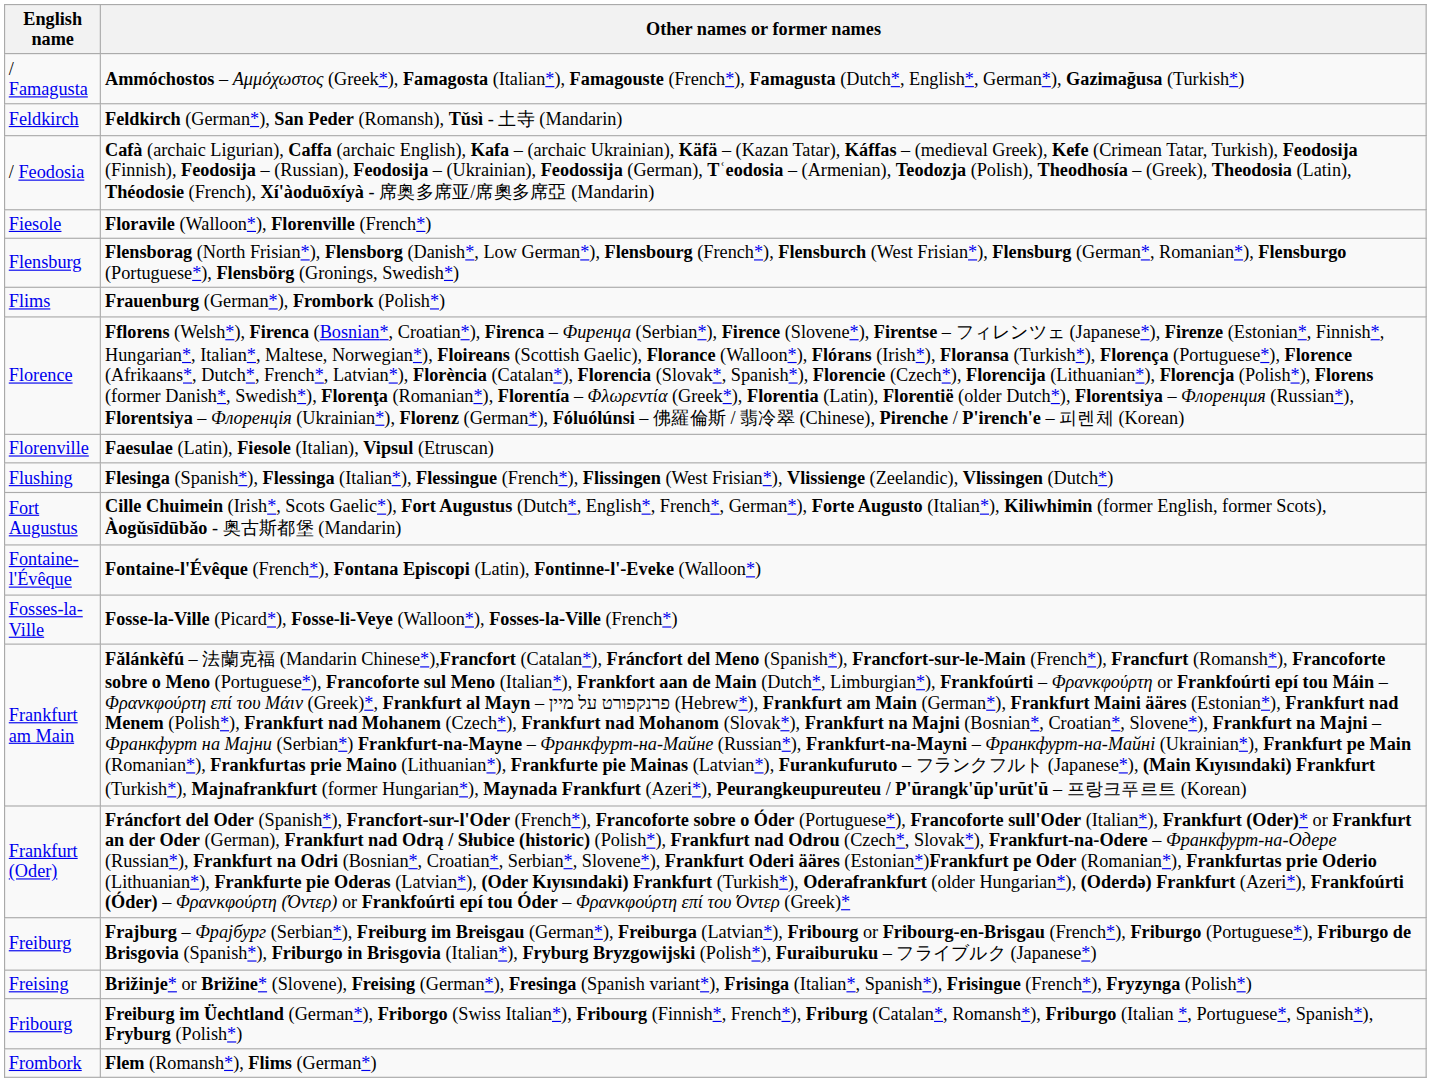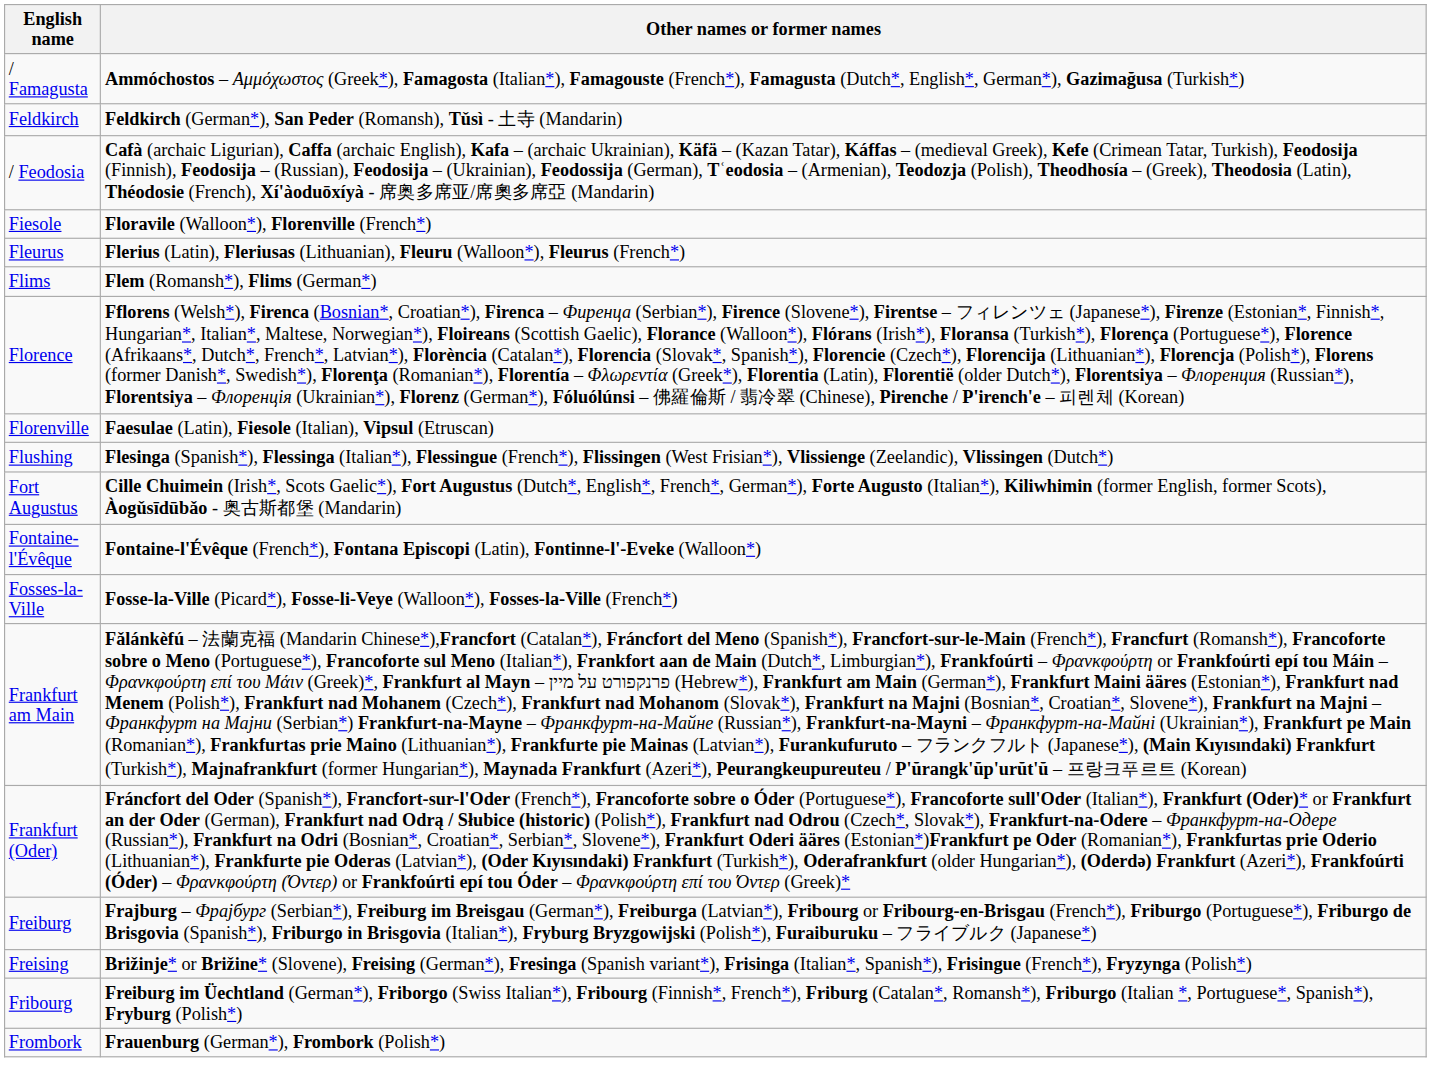- row: (45, 262)
+ row: (36, 252)
(275, 301) Frauenburg (German*), Frombork (Polish*) -> (241, 281) Flem (Romansh*), Flims (German*)
(241, 1062) Flem (Romansh*), Flims (German*) -> (275, 1042) Frauenburg (German*), Frombork (Polish*)
